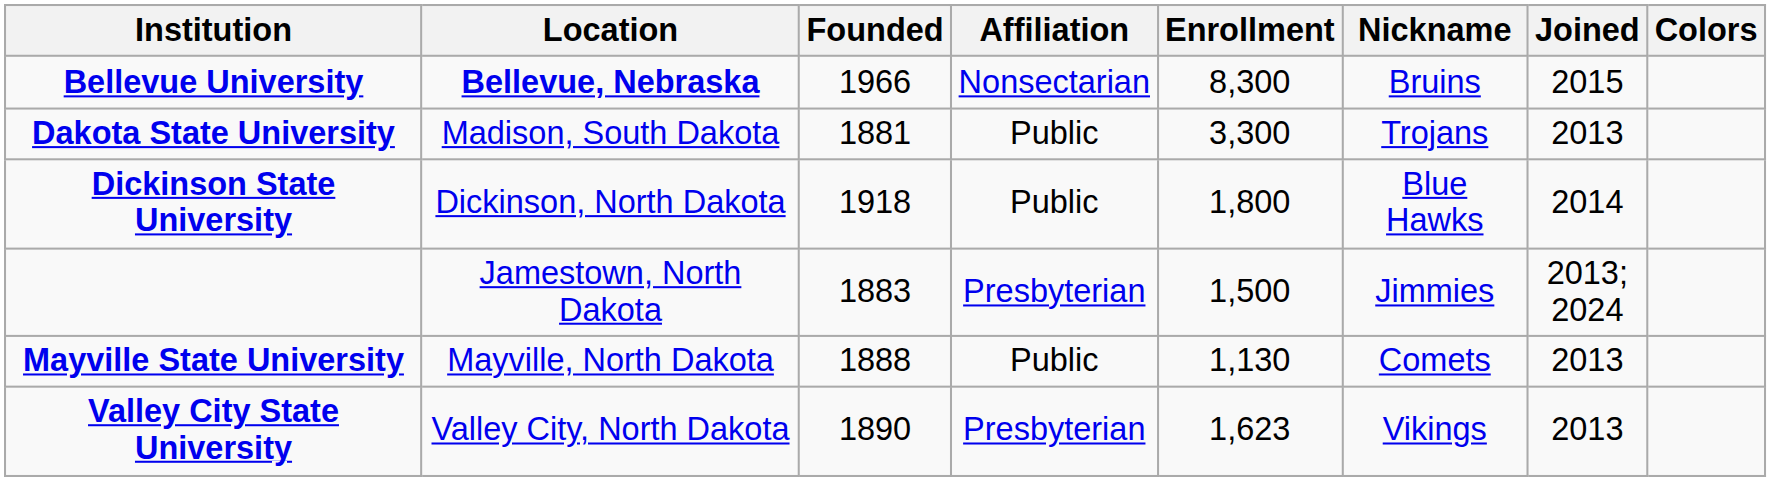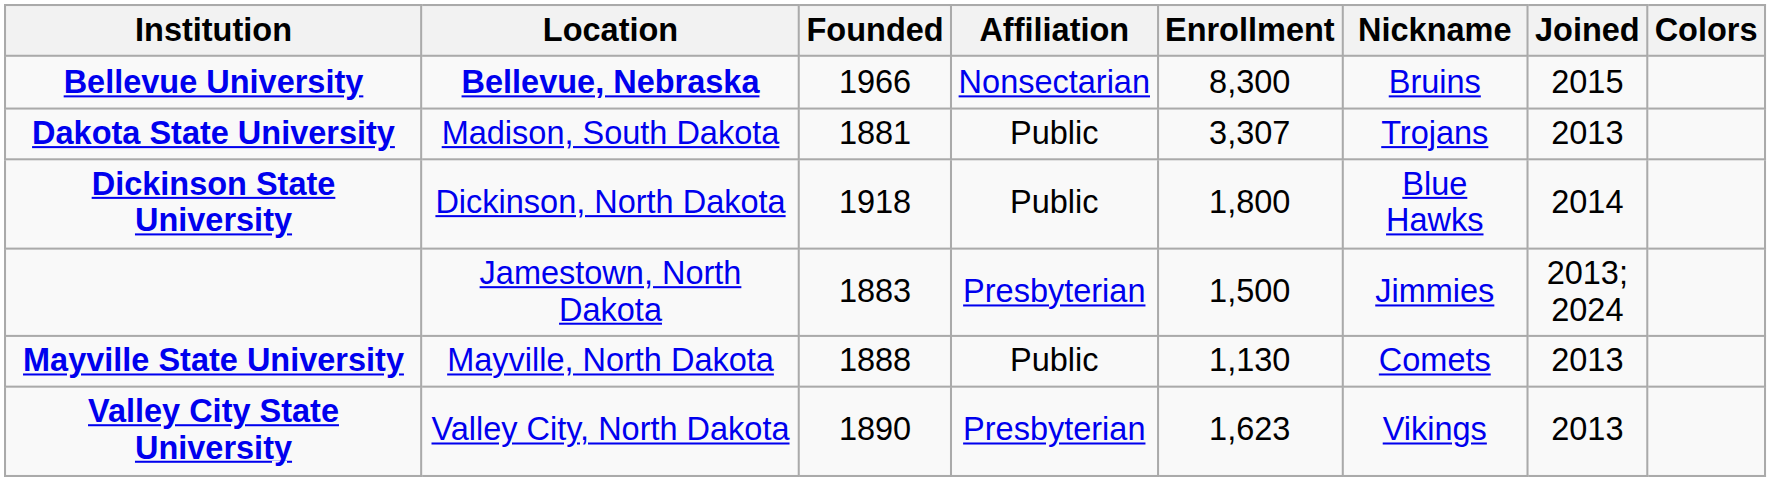(1250, 133) 3,300 -> (1250, 133) 3,307
